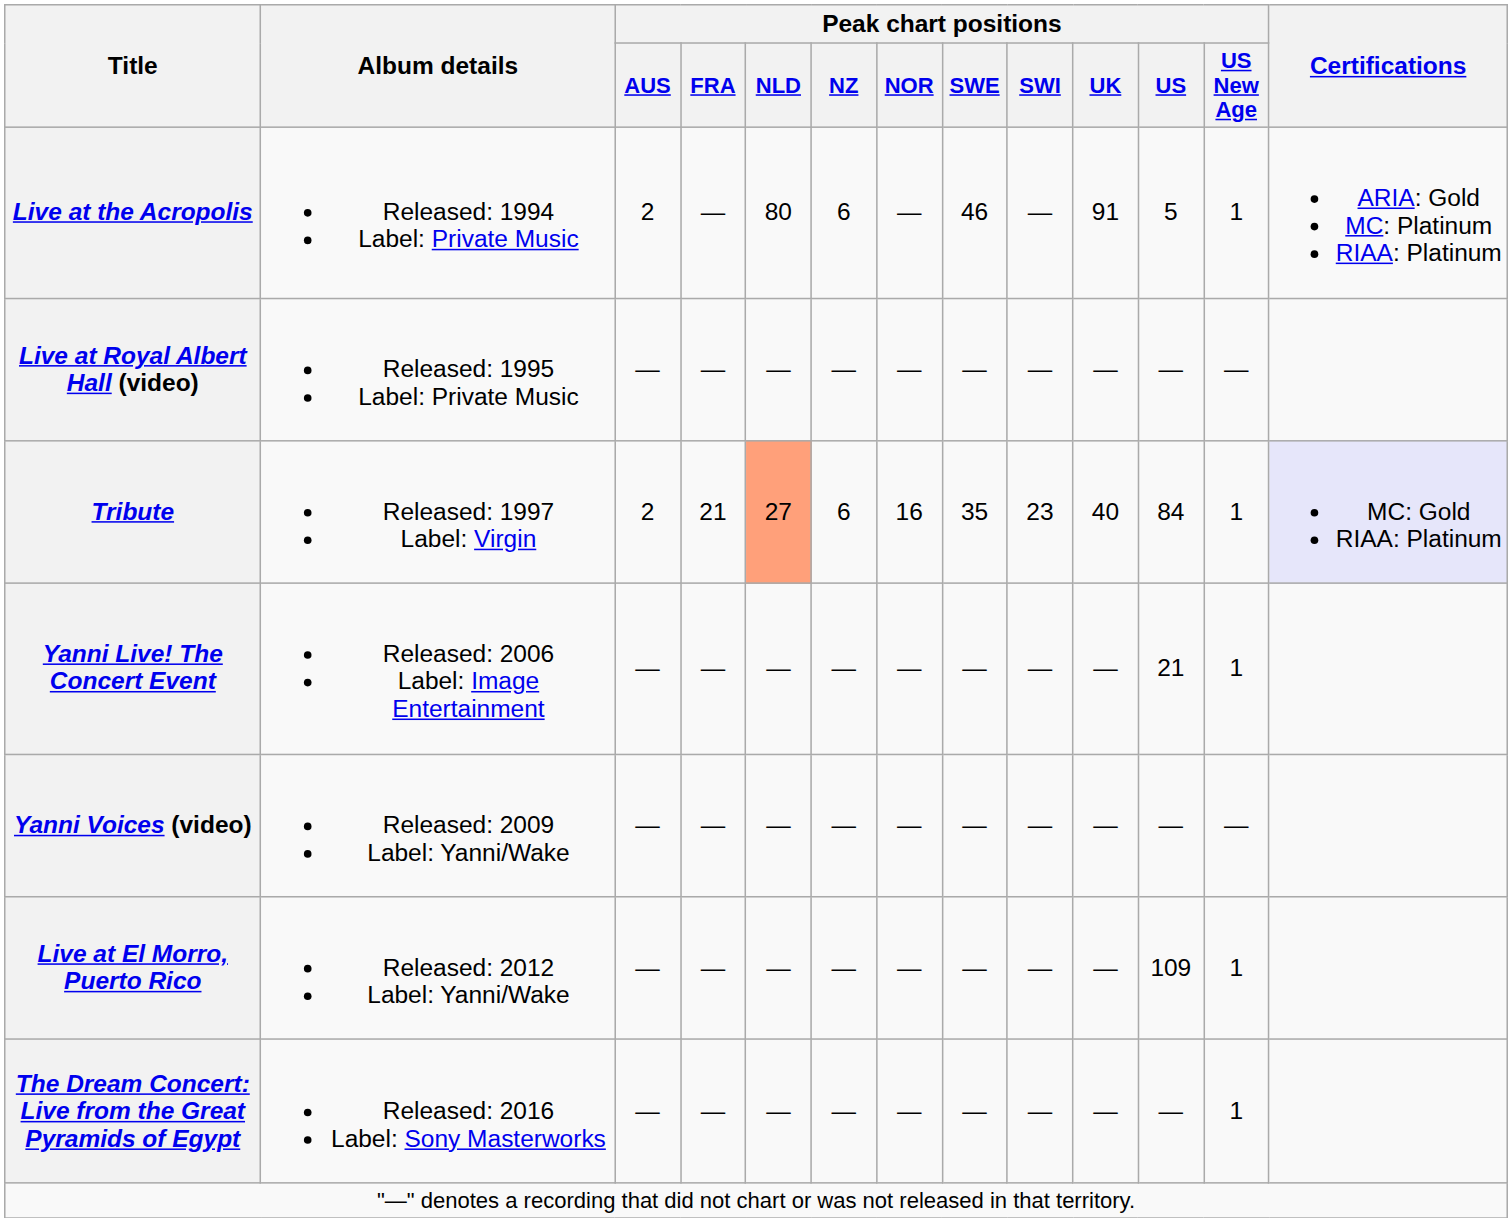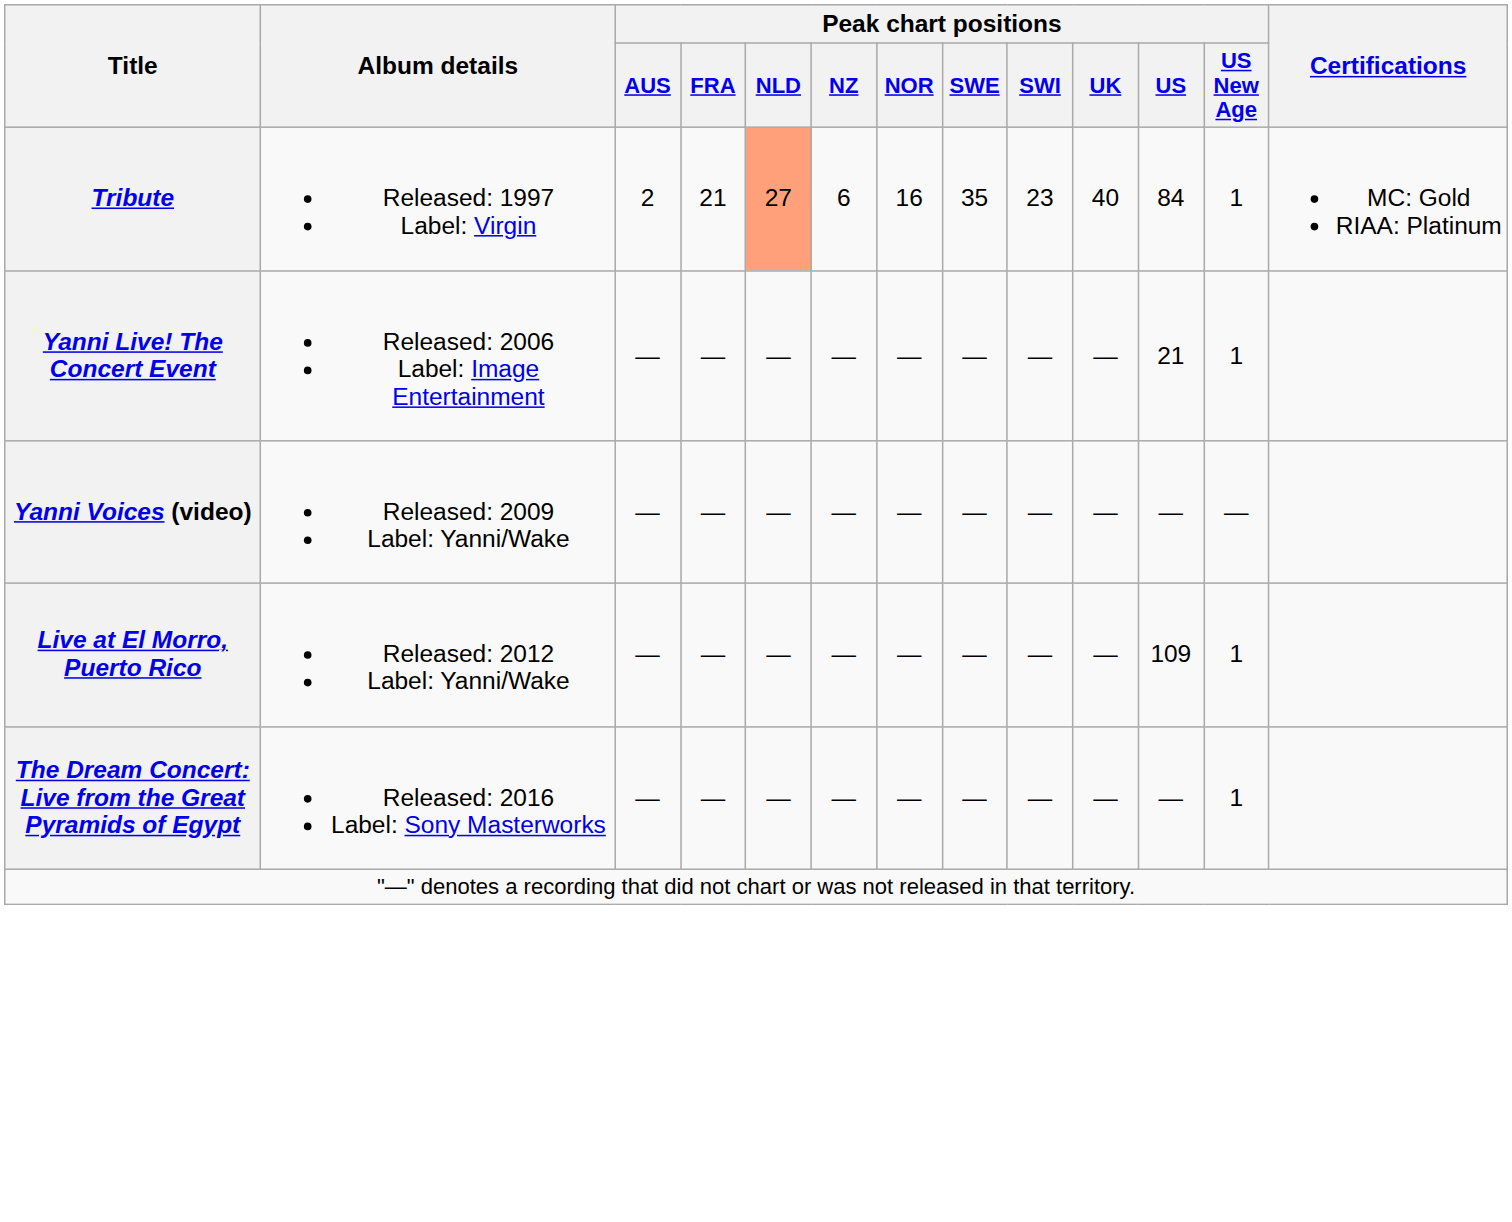- row: (133, 212)
- row: (133, 368)
(1388, 526) lavender background -> (1388, 213) no background
